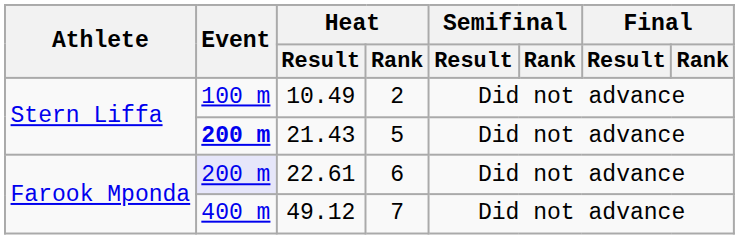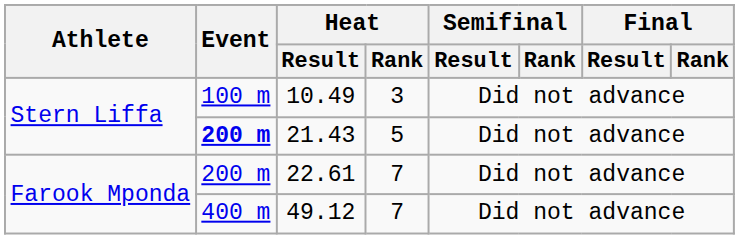(397, 97) 2 -> (397, 97) 3
(236, 175) lavender background -> (236, 175) no background
(397, 175) 6 -> (397, 175) 7
